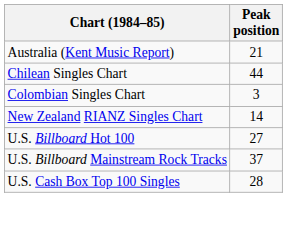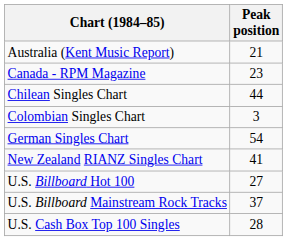+ row: (76, 73)
+ row: (68, 138)
(256, 116) 14 -> (256, 159) 41
